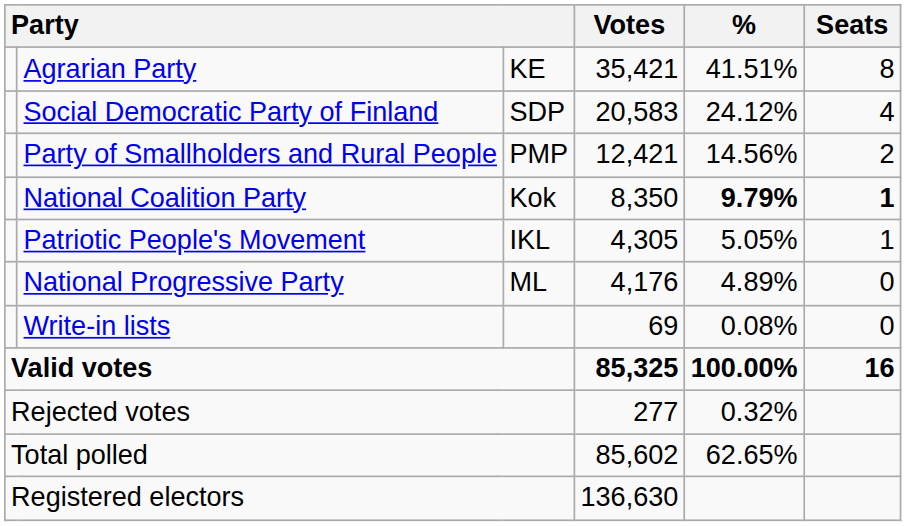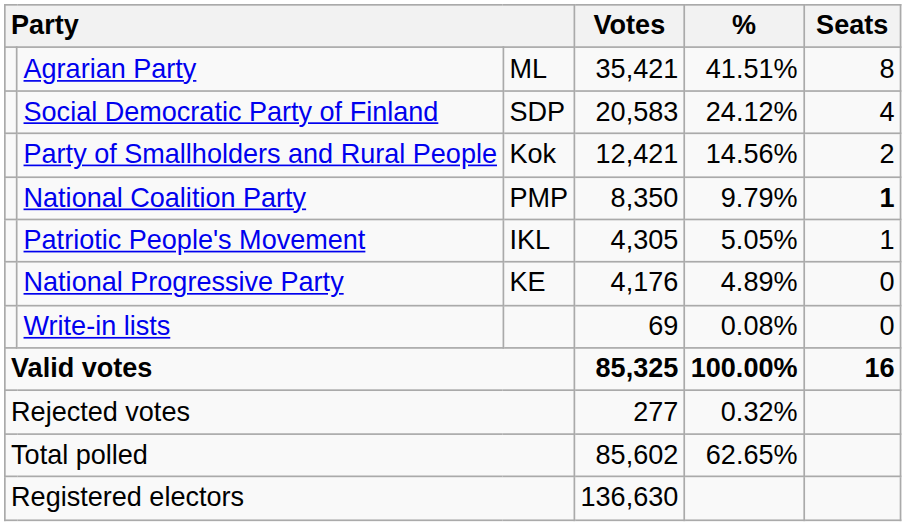(528, 68) KE -> (528, 68) ML
(539, 154) PMP -> (533, 154) Kok
(533, 197) Kok -> (539, 197) PMP
(759, 197) bold -> (759, 197) normal
(528, 283) ML -> (528, 283) KE
